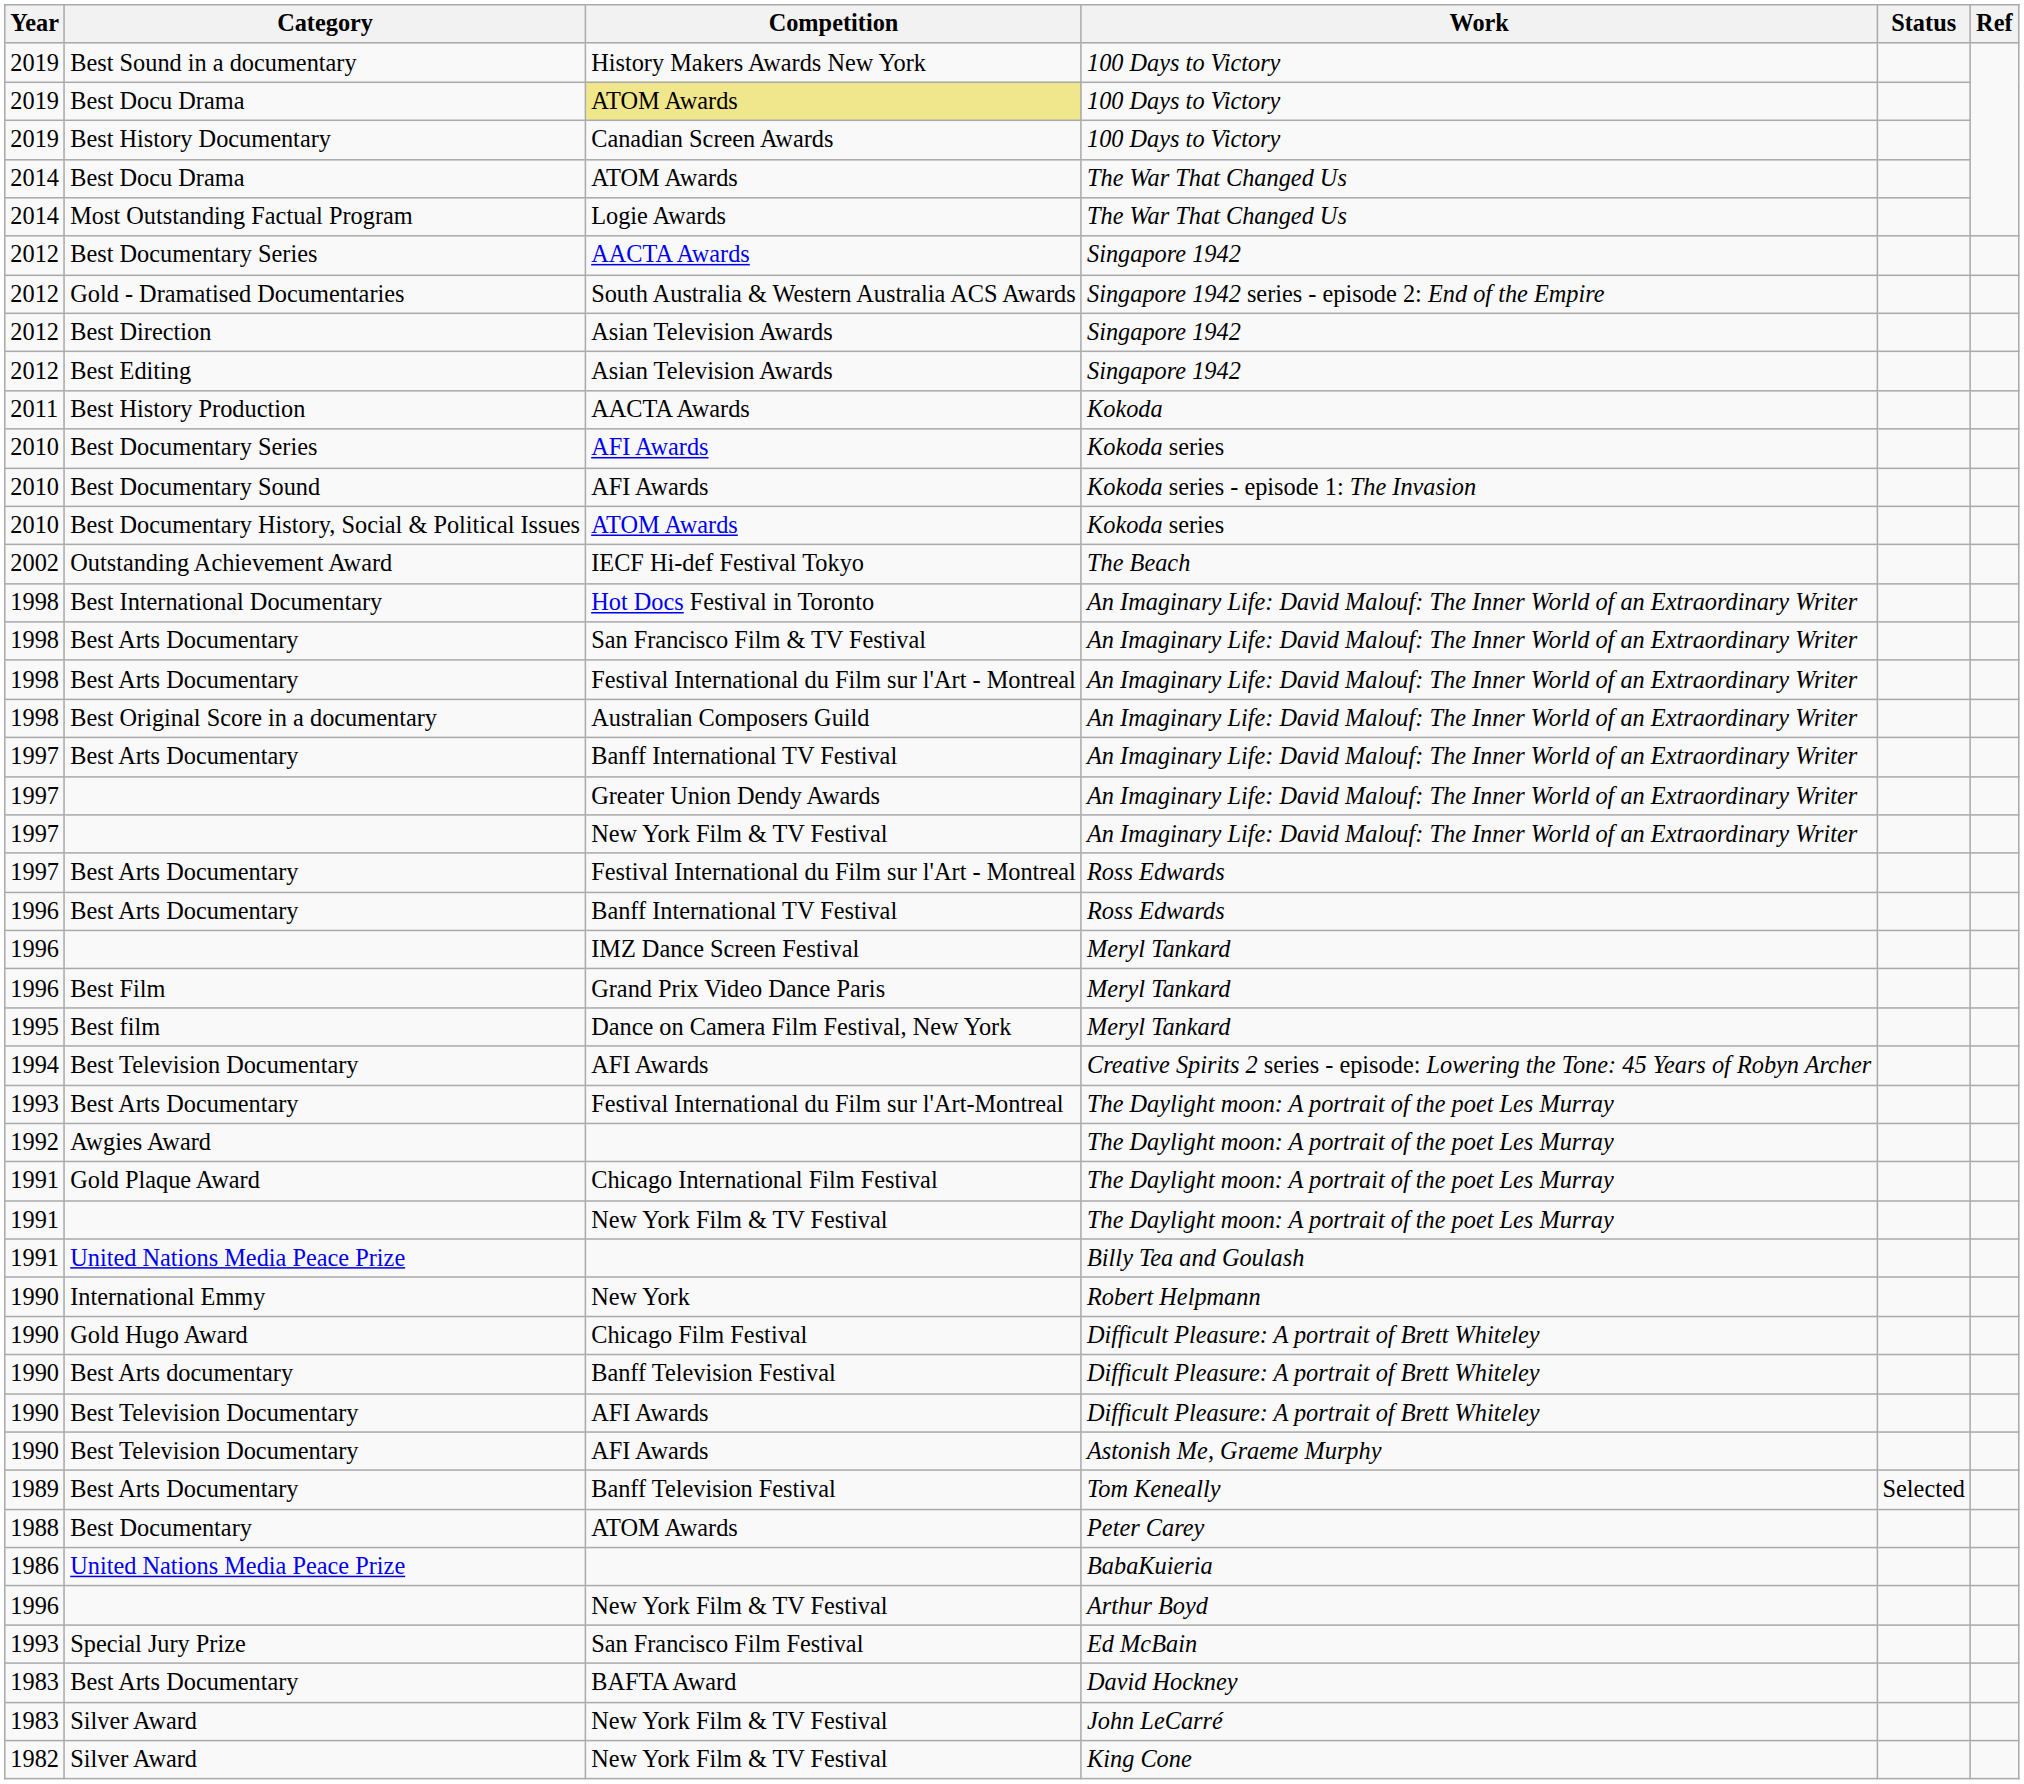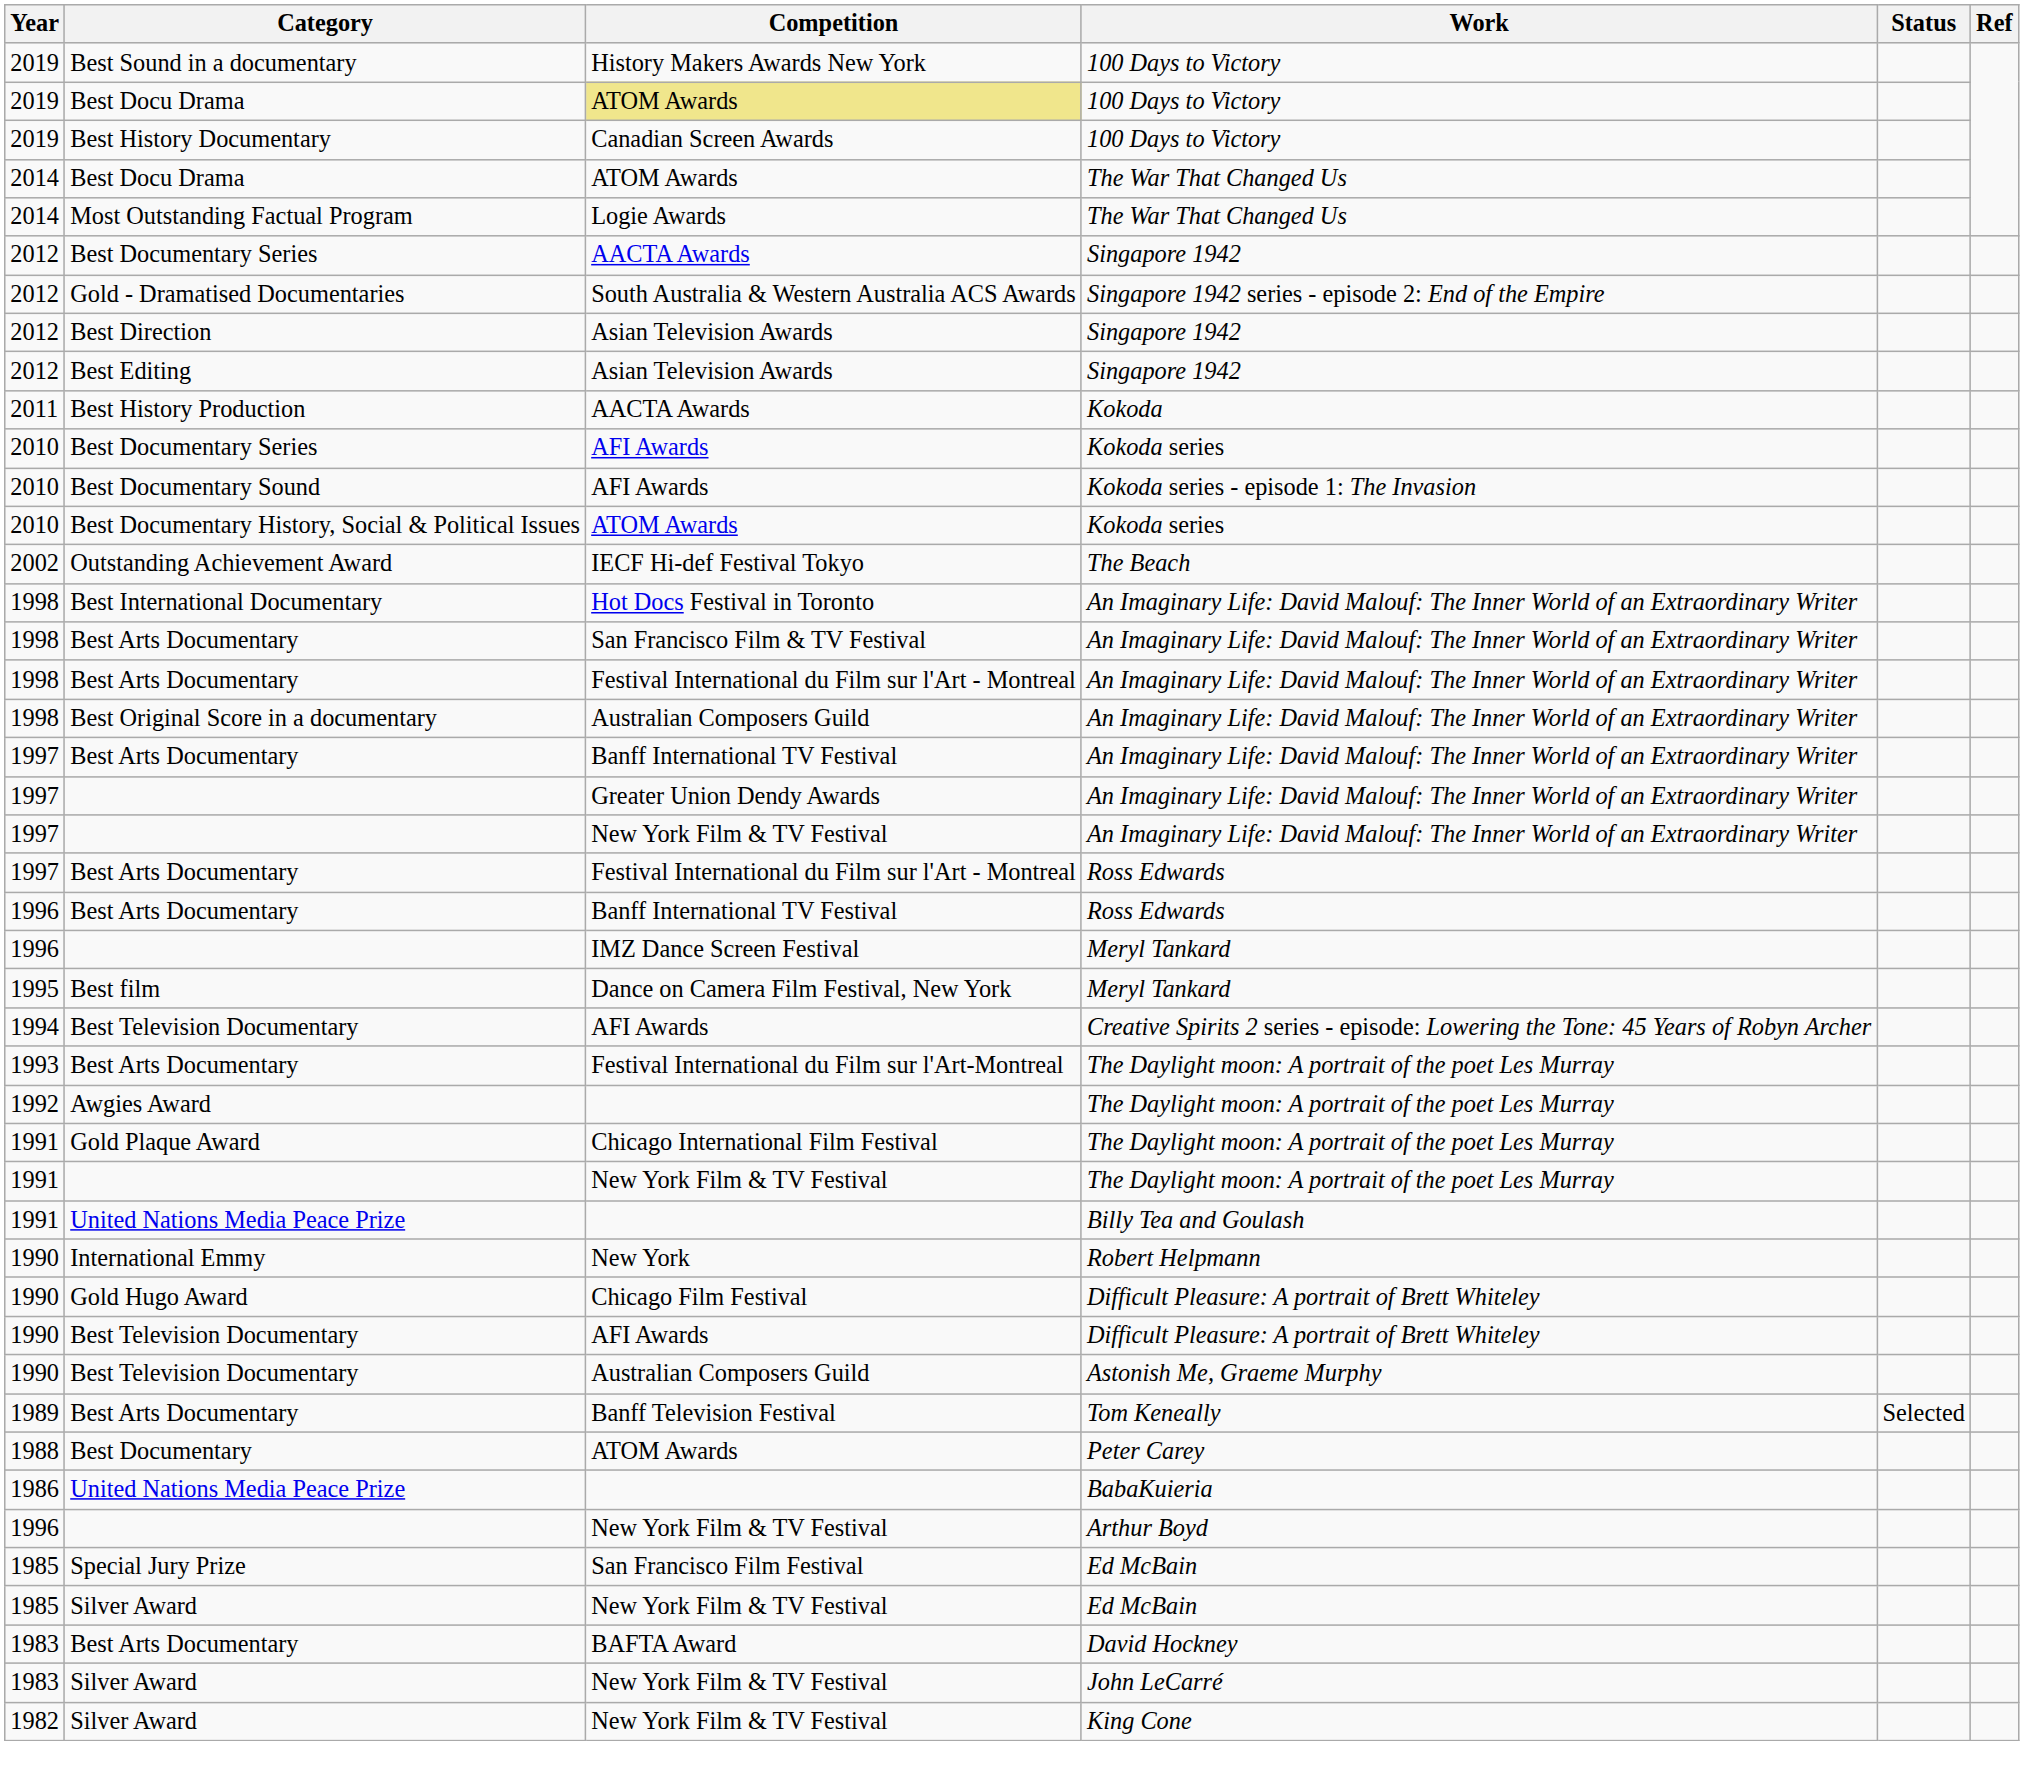- row: (118, 988)
- row: (182, 1373)
(650, 1450) AFI Awards -> (730, 1373) Australian Composers Guild
(35, 1643) 1993 -> (35, 1566) 1985
+ row: (134, 1605)
